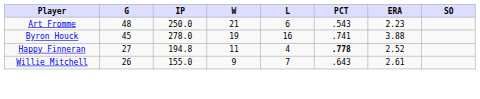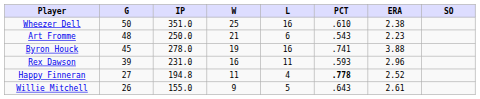+ row: (52, 24)
+ row: (52, 62)
(288, 62) 7 -> (288, 88) 5
